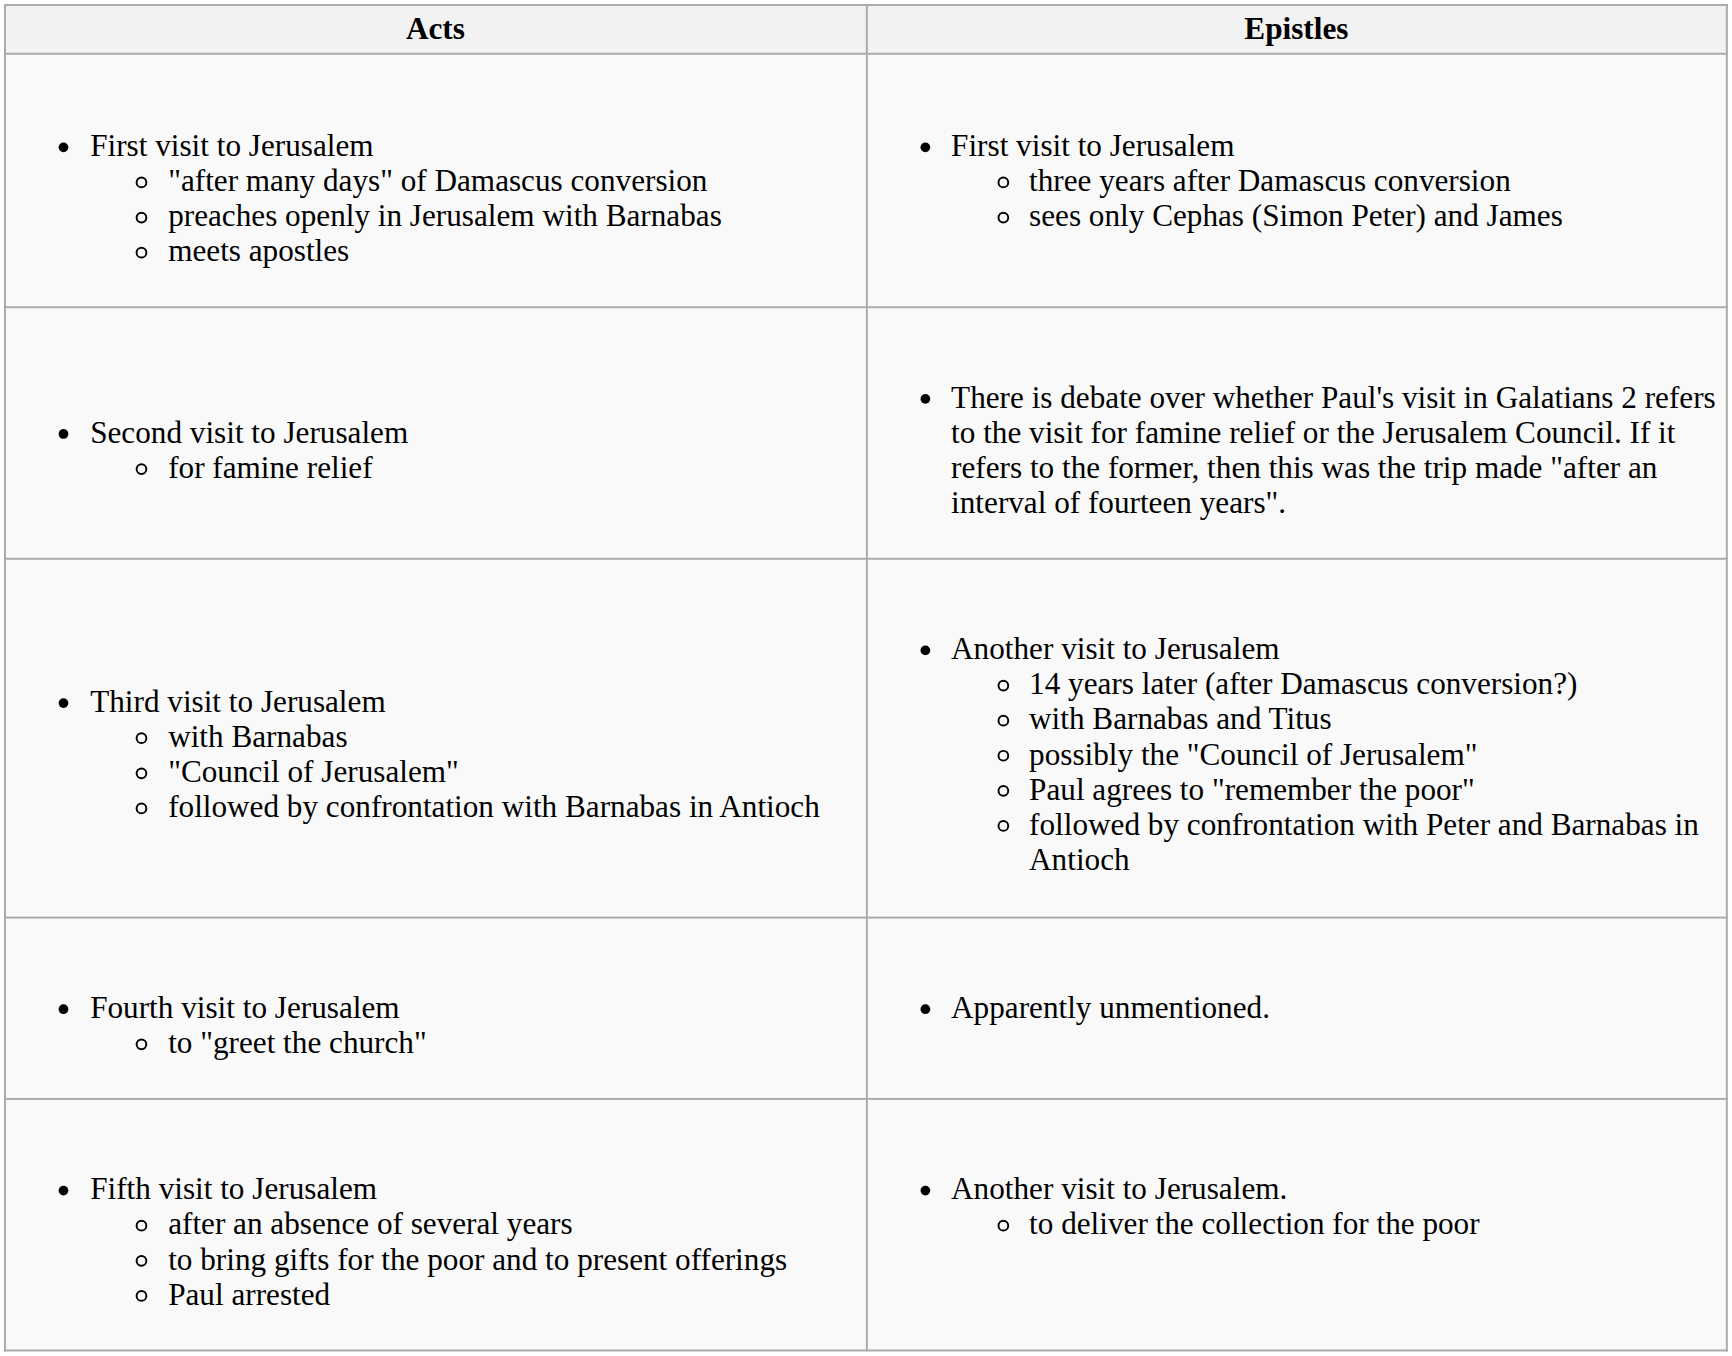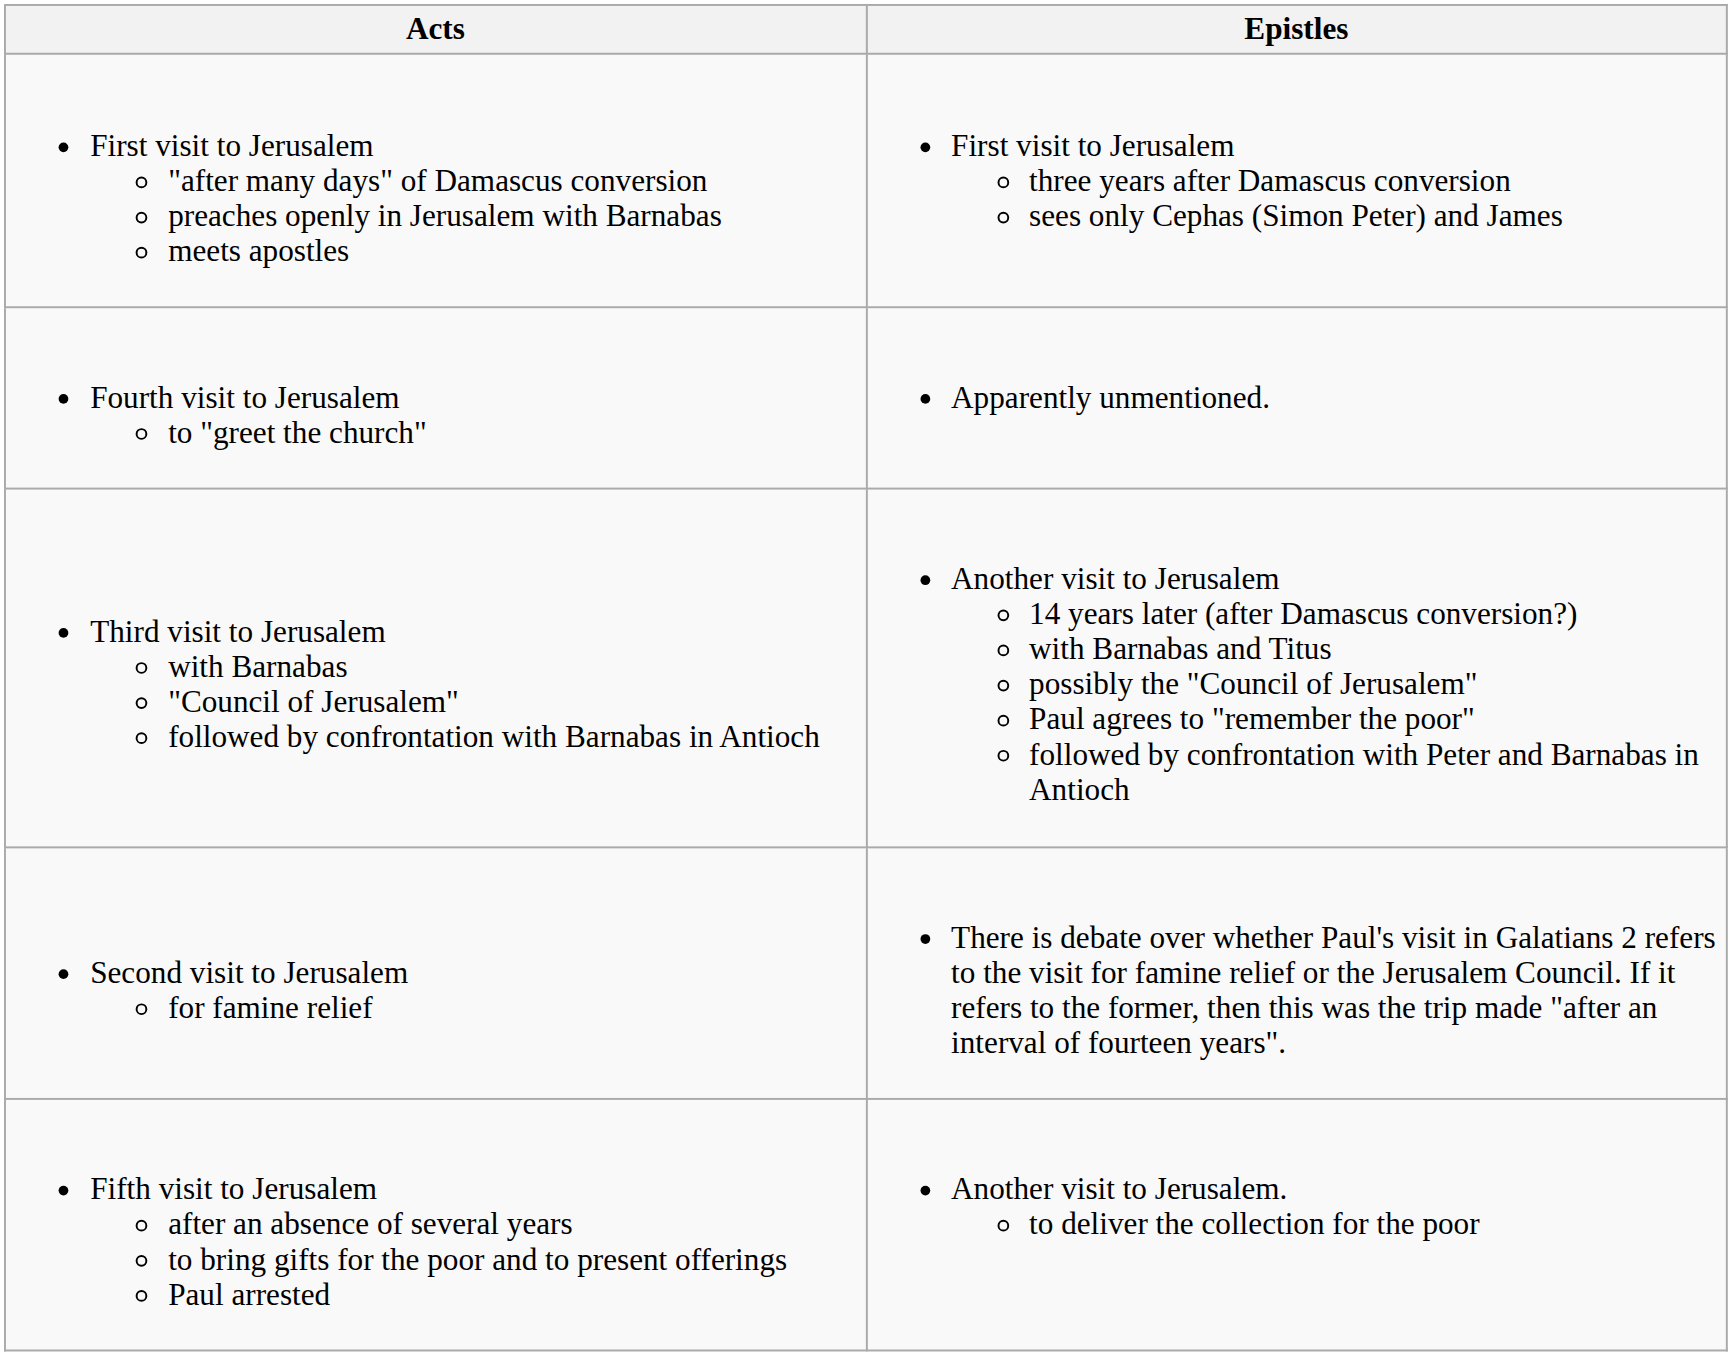rows swapped: (435, 450) <-> (435, 1025)
